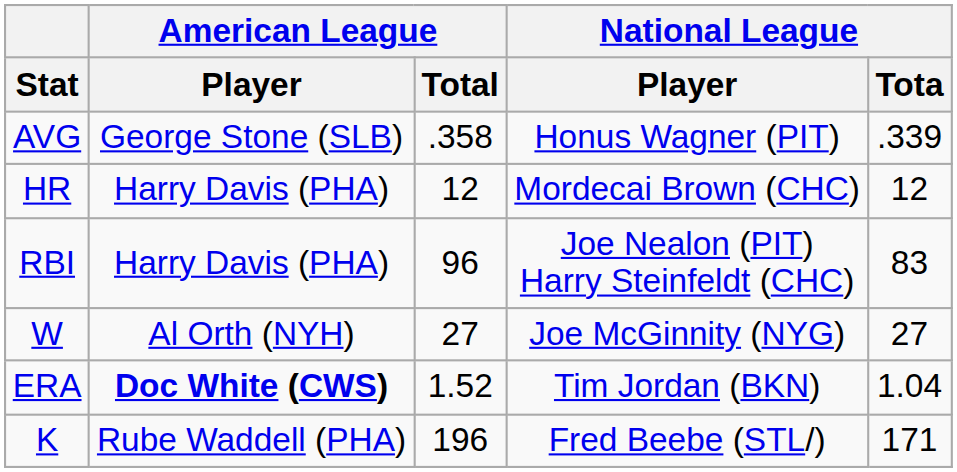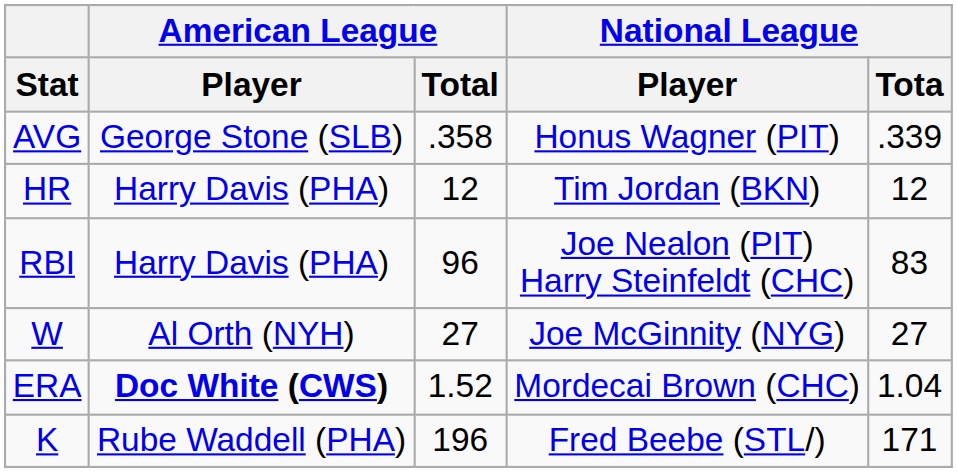(687, 190) Mordecai Brown (CHC) -> (687, 190) Tim Jordan (BKN)
(687, 386) Tim Jordan (BKN) -> (687, 386) Mordecai Brown (CHC)
